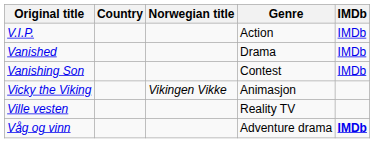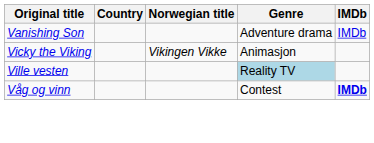- row: (21, 33)
- row: (32, 52)
(261, 71) Contest -> (286, 33) Adventure drama
(268, 109) no background -> (268, 71) lightblue background
(286, 128) Adventure drama -> (261, 90) Contest
